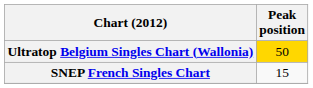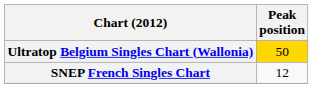(282, 72) 15 -> (282, 72) 12
